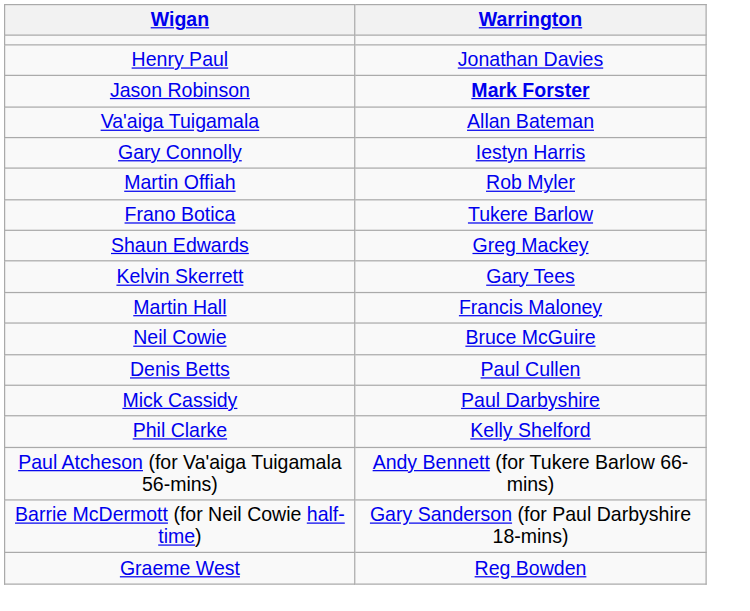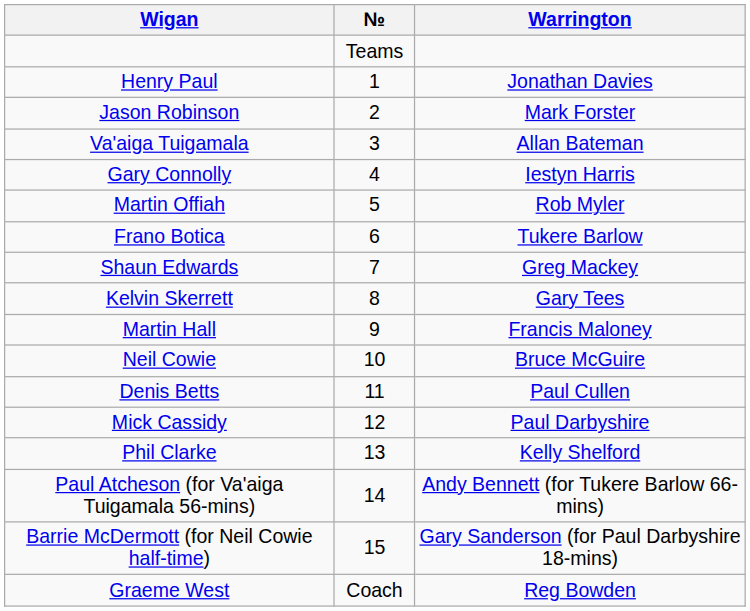+ column: (375, 19)
(530, 90) bold -> (580, 112) normal
